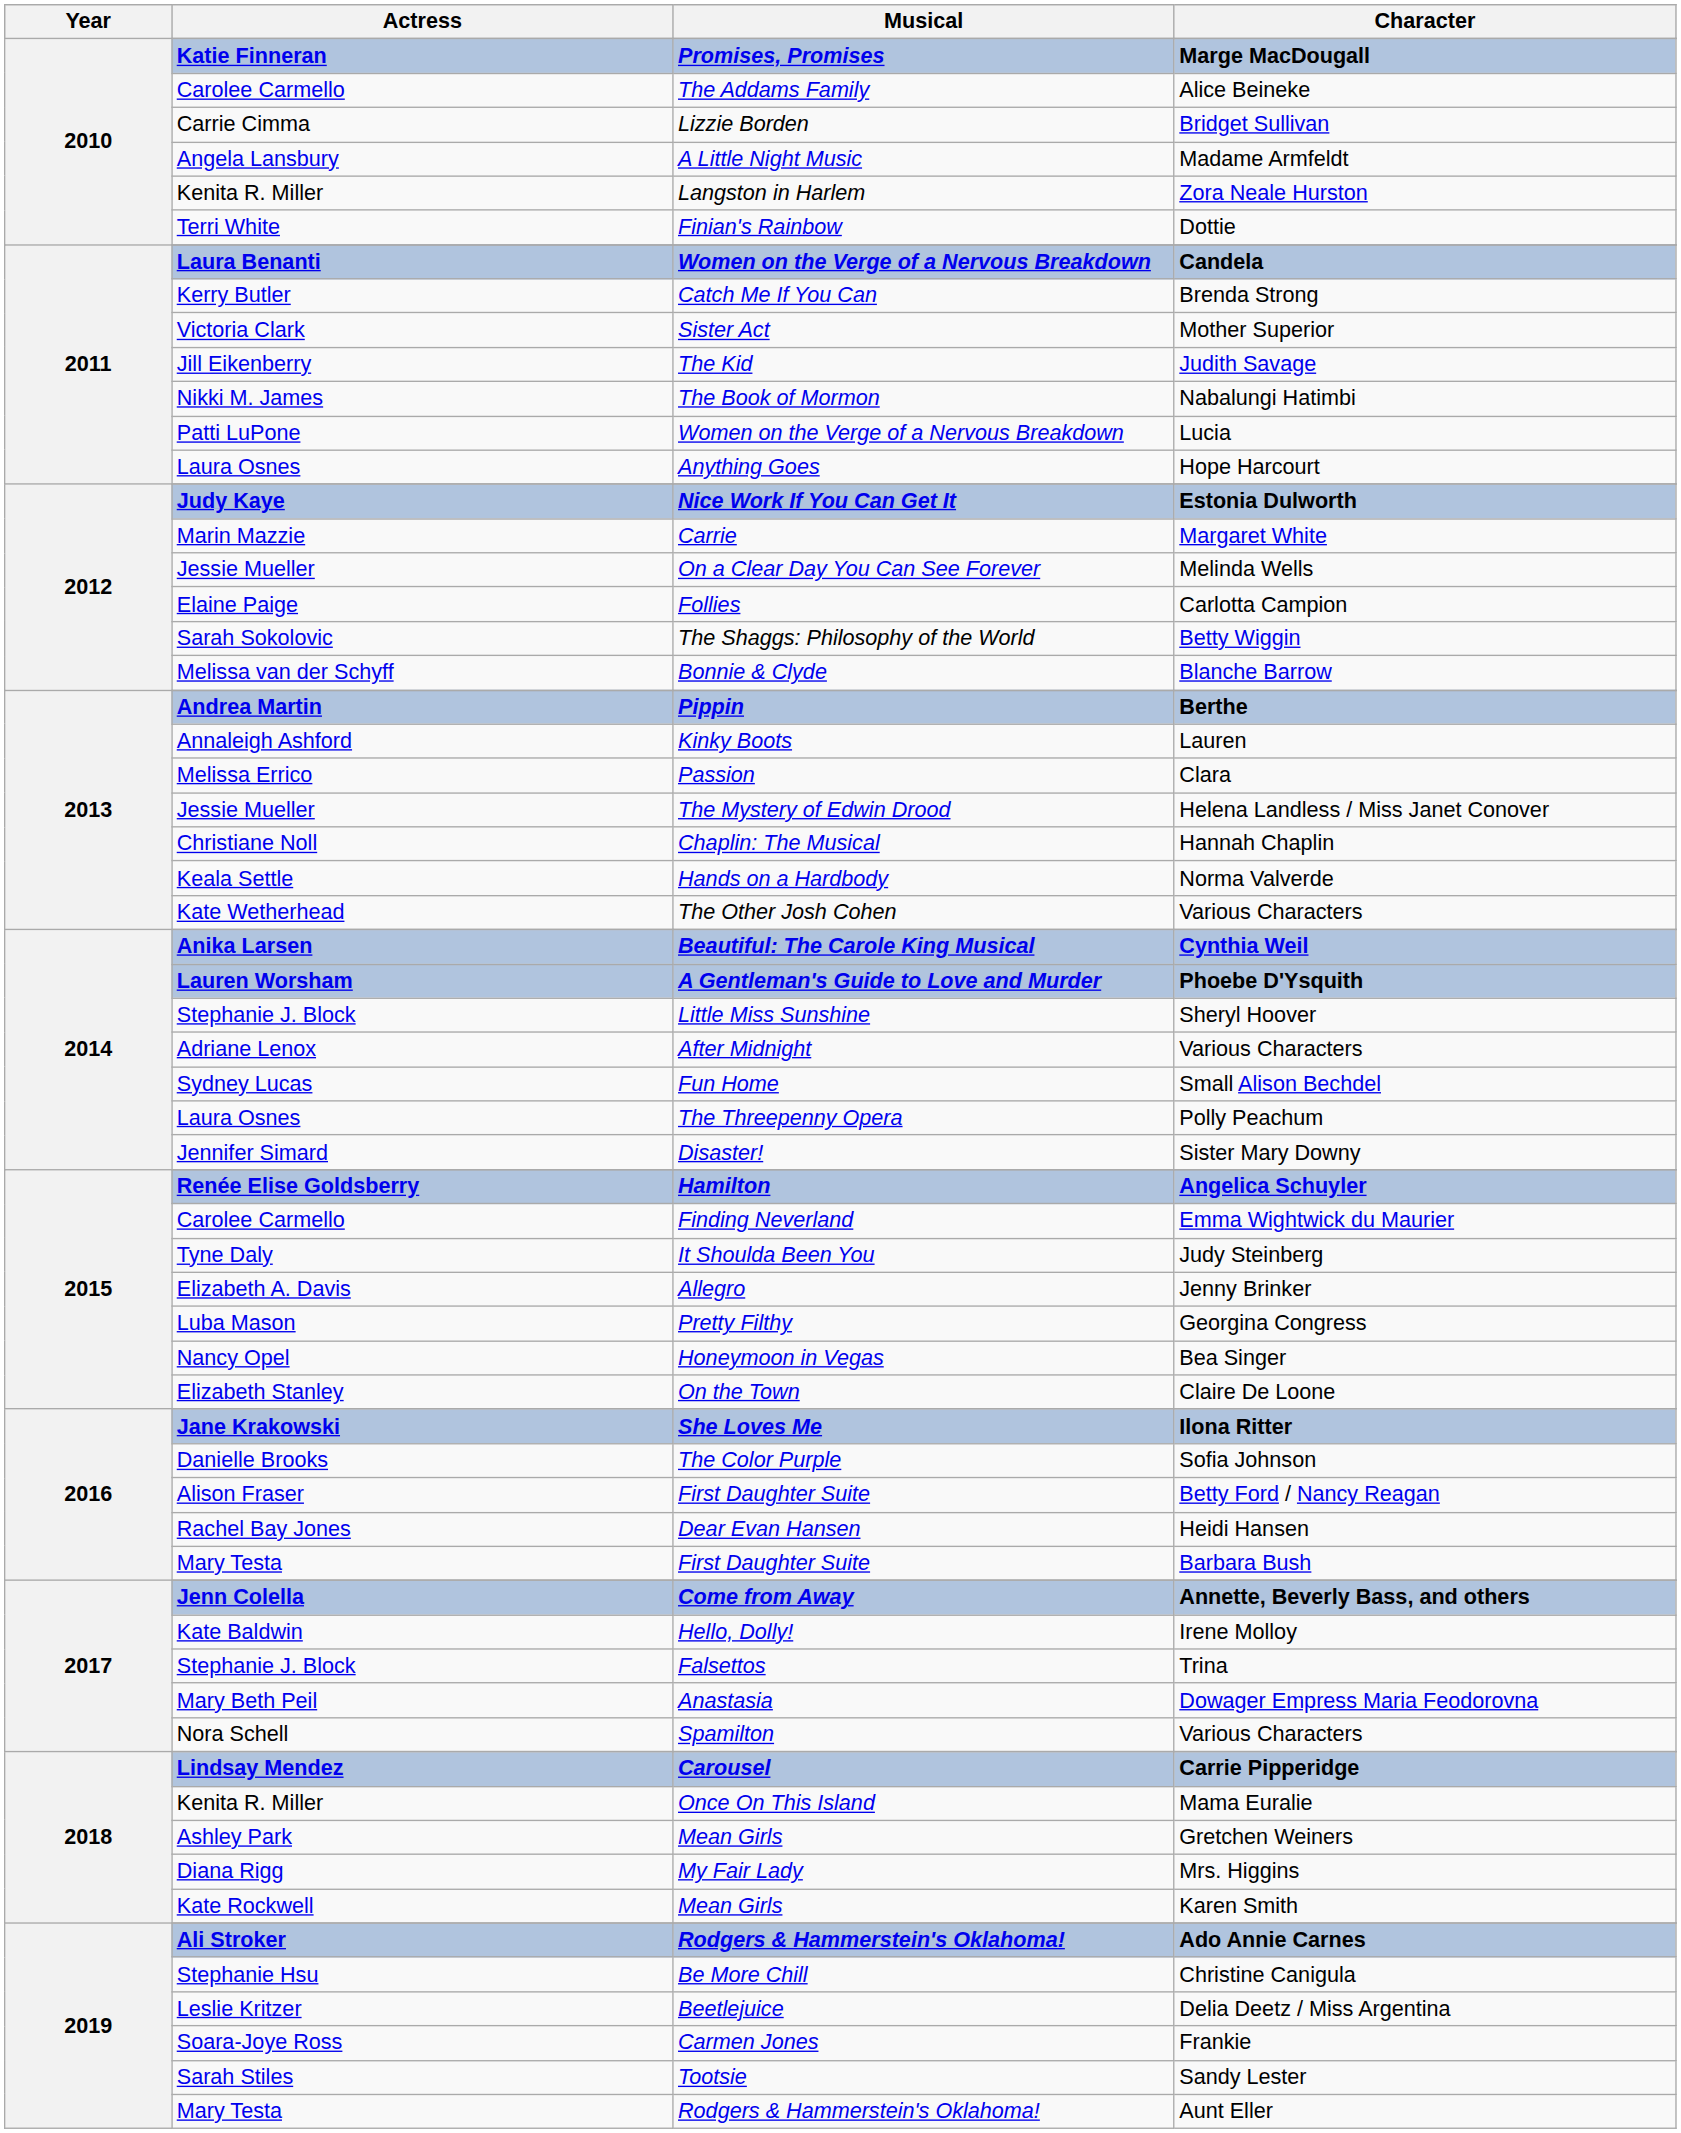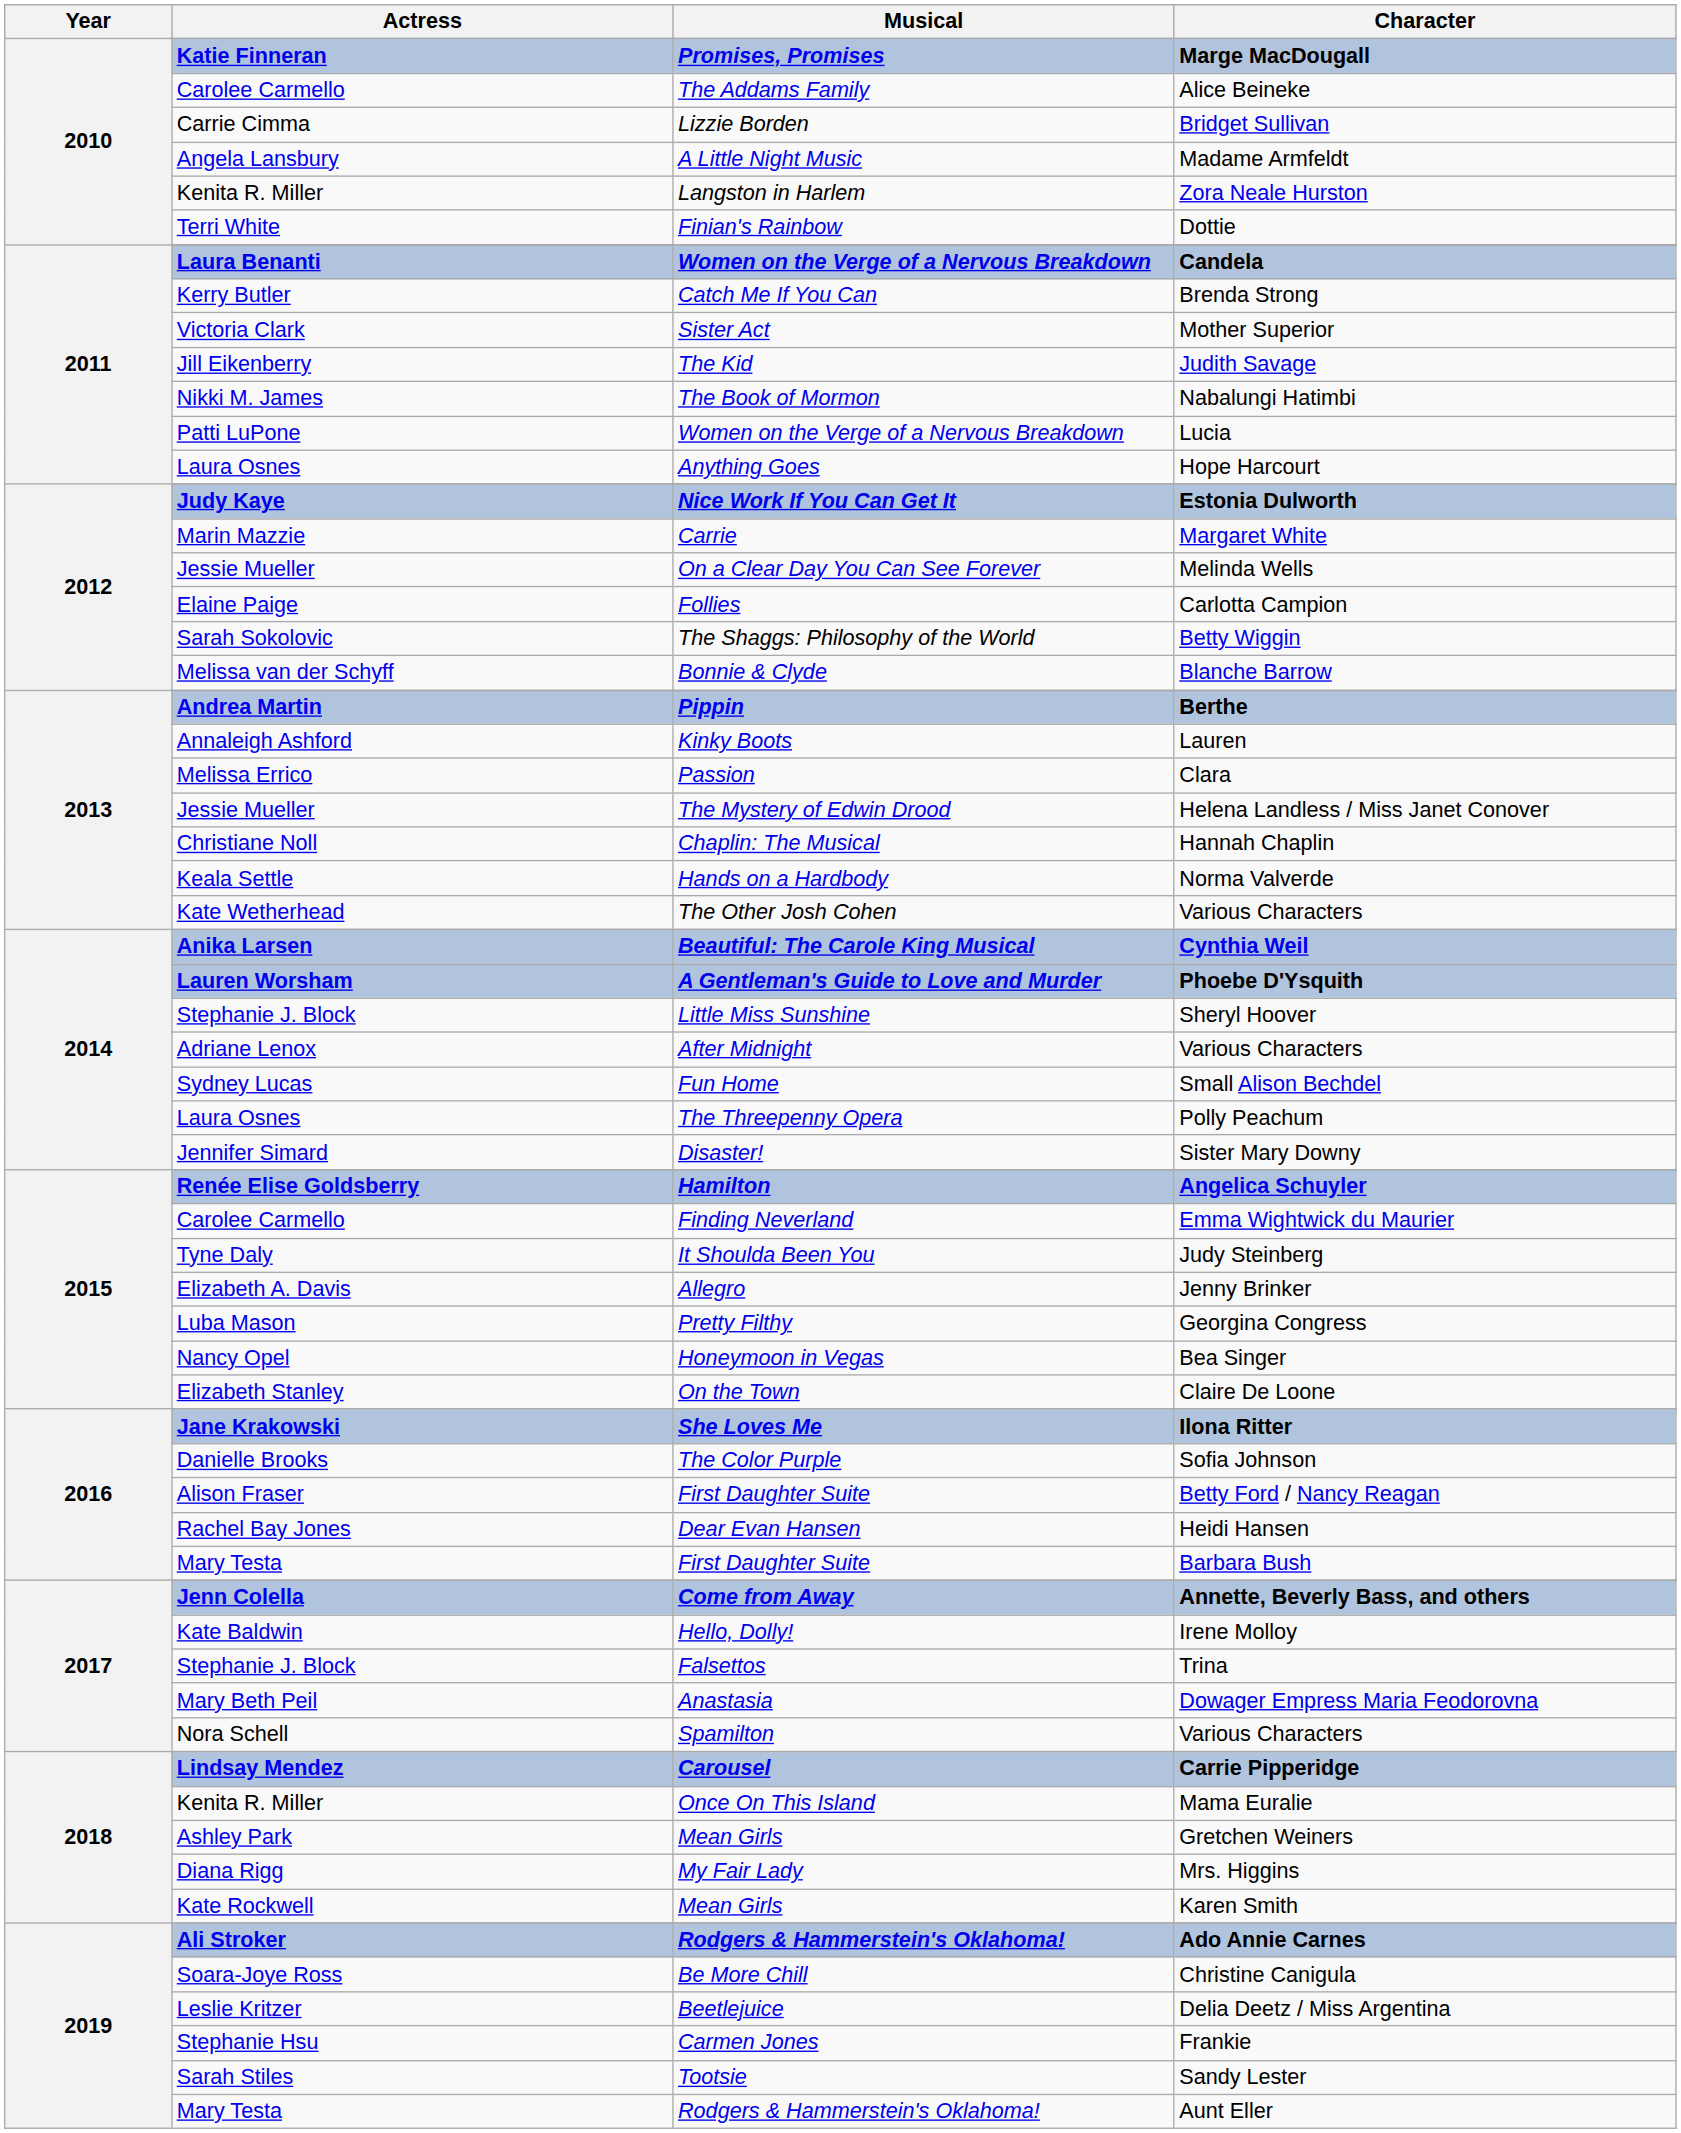(248, 1974) Stephanie Hsu -> (260, 1974) Soara-Joye Ross
(260, 2042) Soara-Joye Ross -> (248, 2042) Stephanie Hsu
